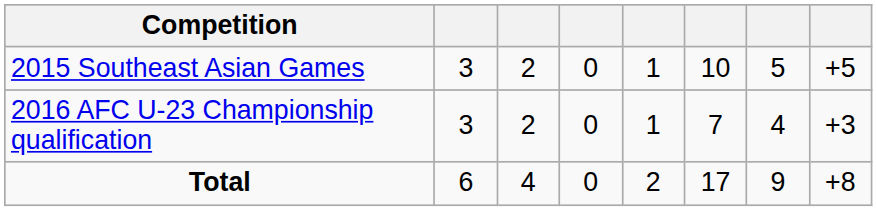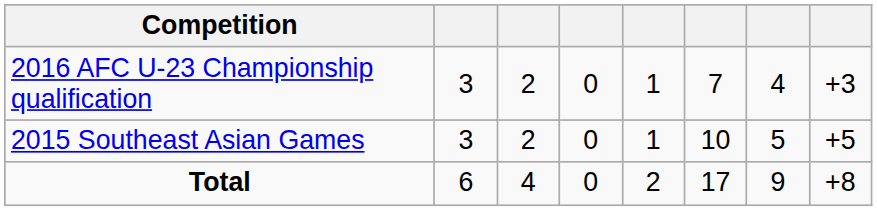rows swapped: (192, 125) <-> (188, 68)
